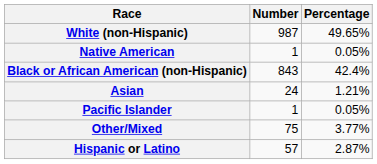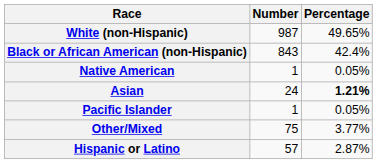rows swapped: (127, 71) <-> (127, 52)
(352, 91) normal -> (352, 91) bold
